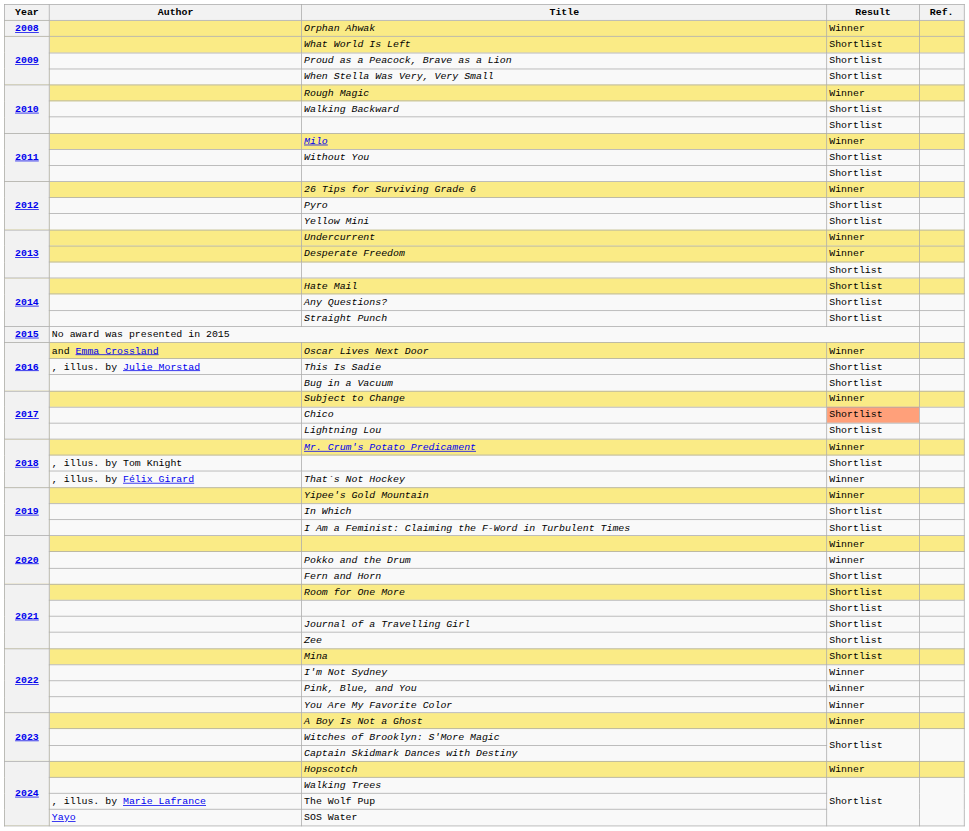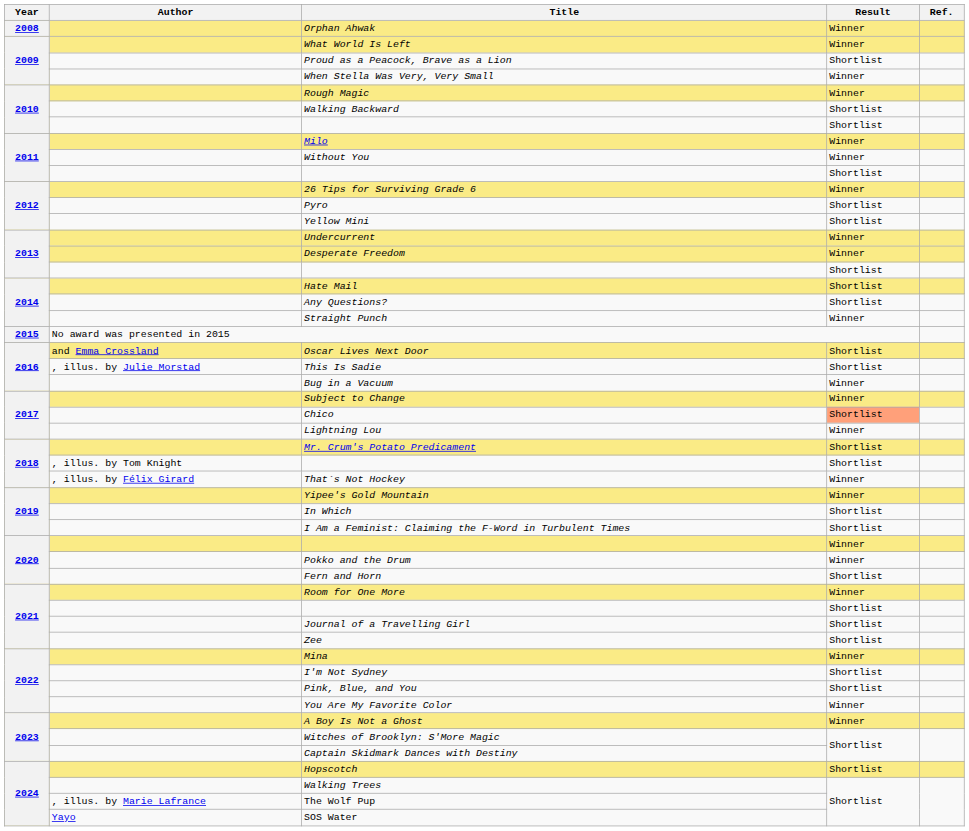(856, 45) Shortlist -> (847, 45) Winner
(856, 77) Shortlist -> (847, 77) Winner
(856, 157) Shortlist -> (847, 157) Winner
(856, 318) Shortlist -> (847, 318) Winner
(847, 351) Winner -> (856, 351) Shortlist
(856, 383) Shortlist -> (847, 383) Winner
(856, 431) Shortlist -> (847, 431) Winner
(847, 447) Winner -> (856, 447) Shortlist
(856, 592) Shortlist -> (847, 592) Winner
(856, 657) Shortlist -> (847, 657) Winner
(847, 673) Winner -> (856, 673) Shortlist
(847, 689) Winner -> (856, 689) Shortlist
(847, 769) Winner -> (856, 769) Shortlist
